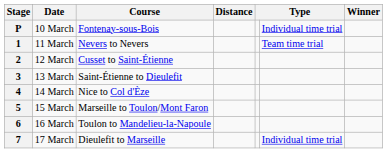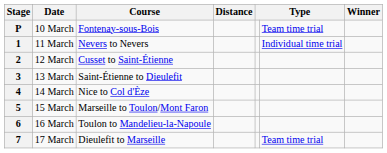(302, 28) Individual time trial -> (293, 28) Team time trial
(293, 44) Team time trial -> (302, 44) Individual time trial
(302, 140) Individual time trial -> (293, 140) Team time trial
